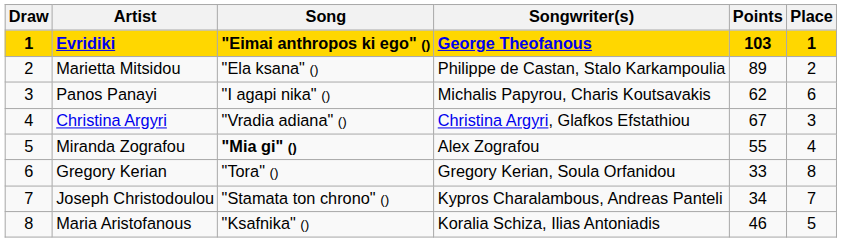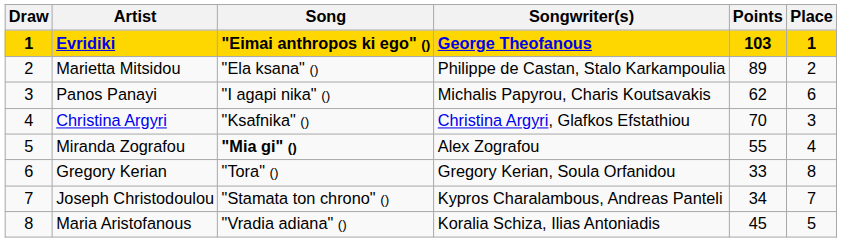(284, 120) "Vradia adiana" () -> (265, 120) "Ksafnika" ()
(758, 120) 67 -> (758, 120) 70
(265, 224) "Ksafnika" () -> (284, 224) "Vradia adiana" ()
(758, 224) 46 -> (758, 224) 45
